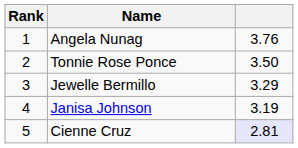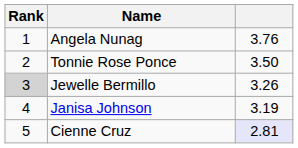(26, 85) no background -> (26, 85) lightgrey background
(264, 85) 3.29 -> (264, 85) 3.26
